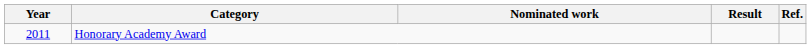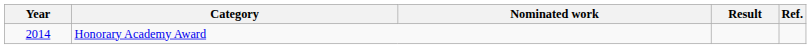(38, 33) 2011 -> (38, 33) 2014
